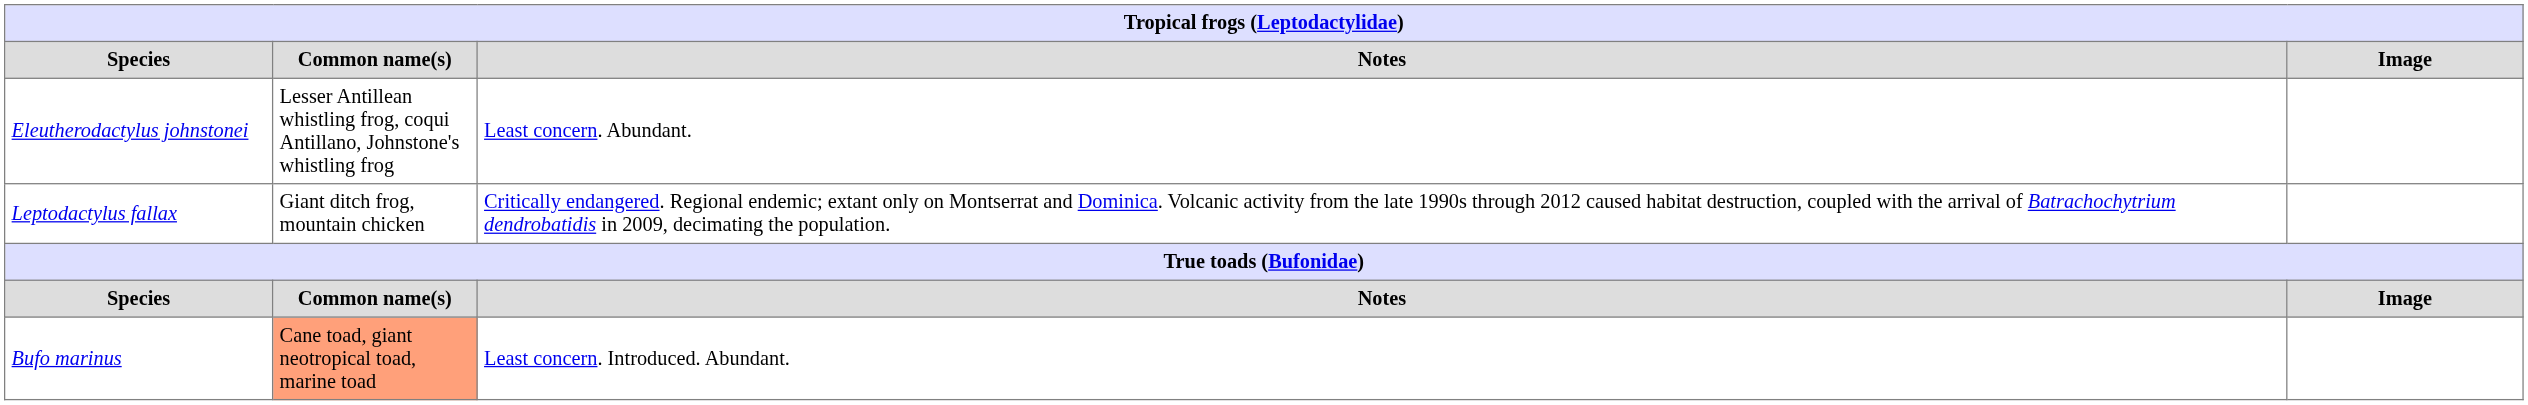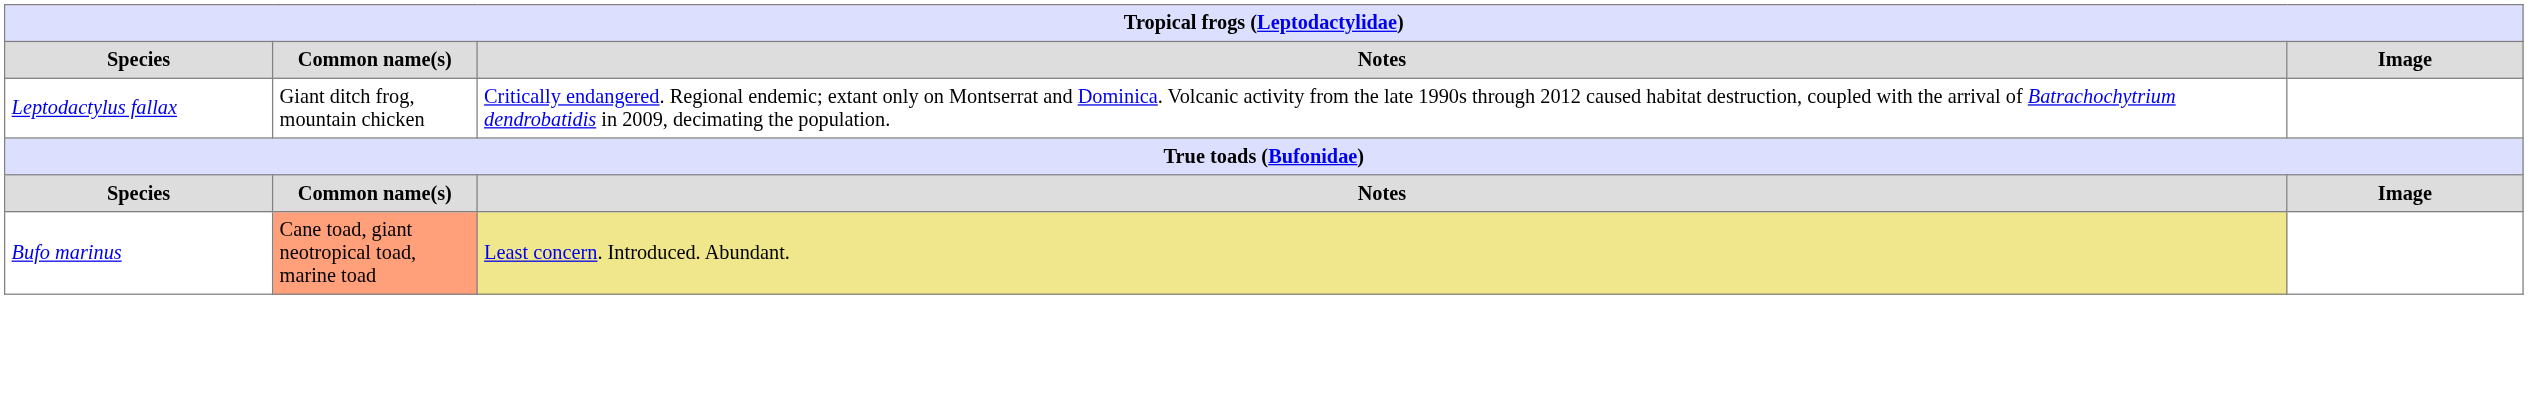- row: (130, 130)
(637, 358) no background -> (637, 252) khaki background
